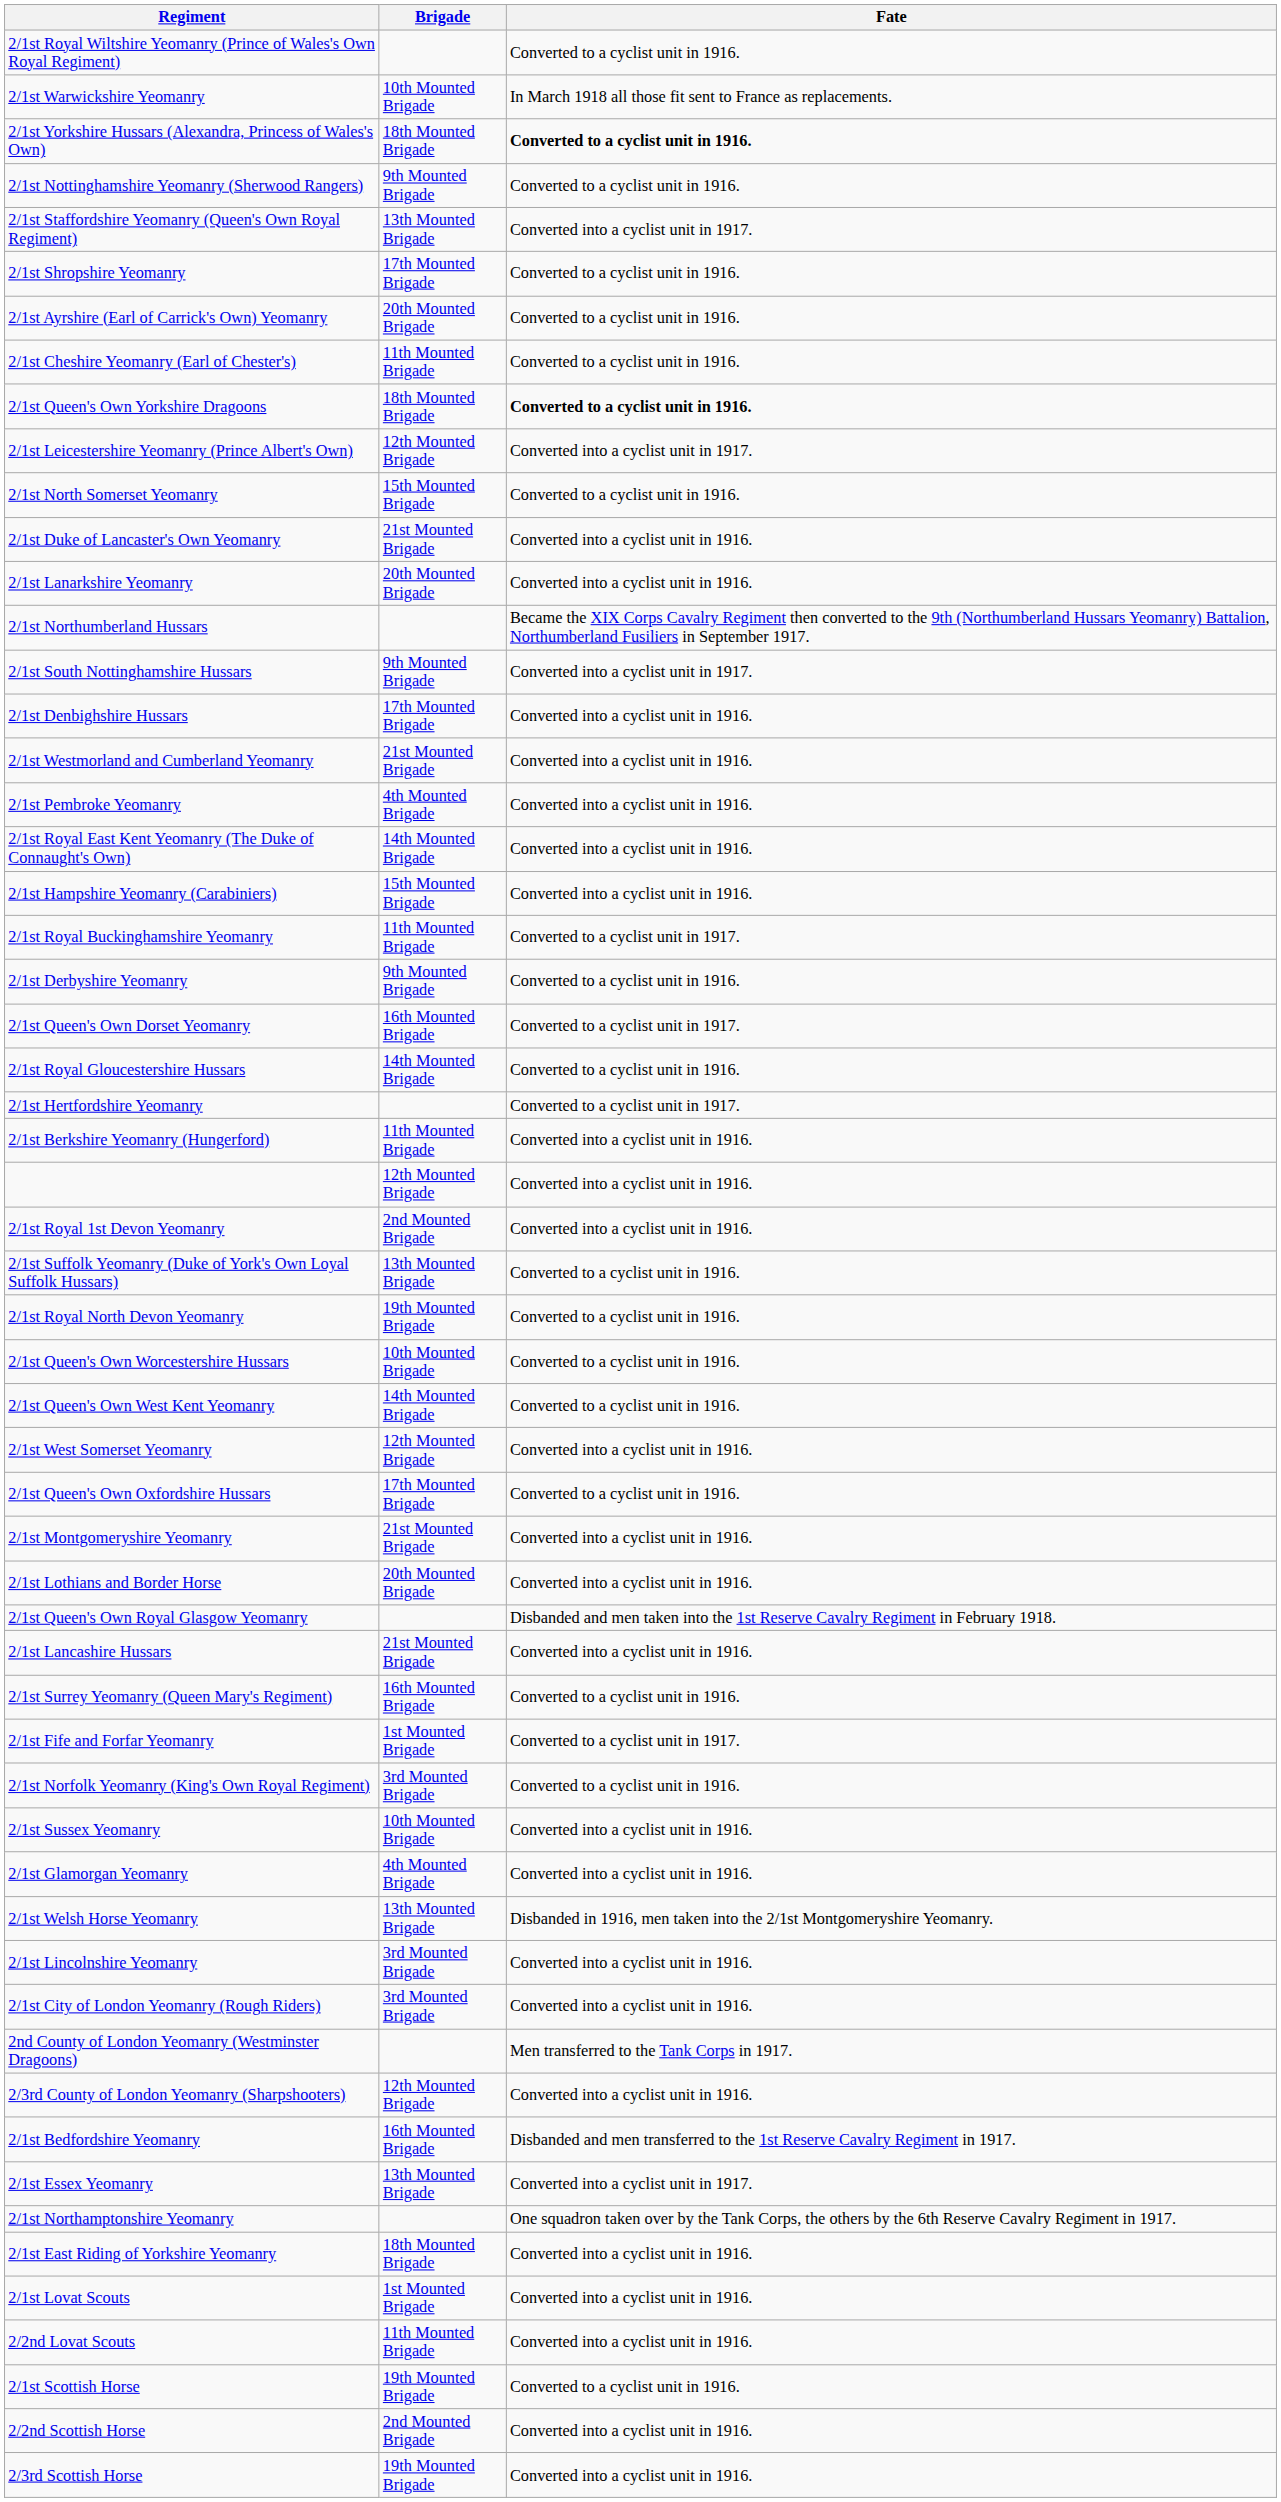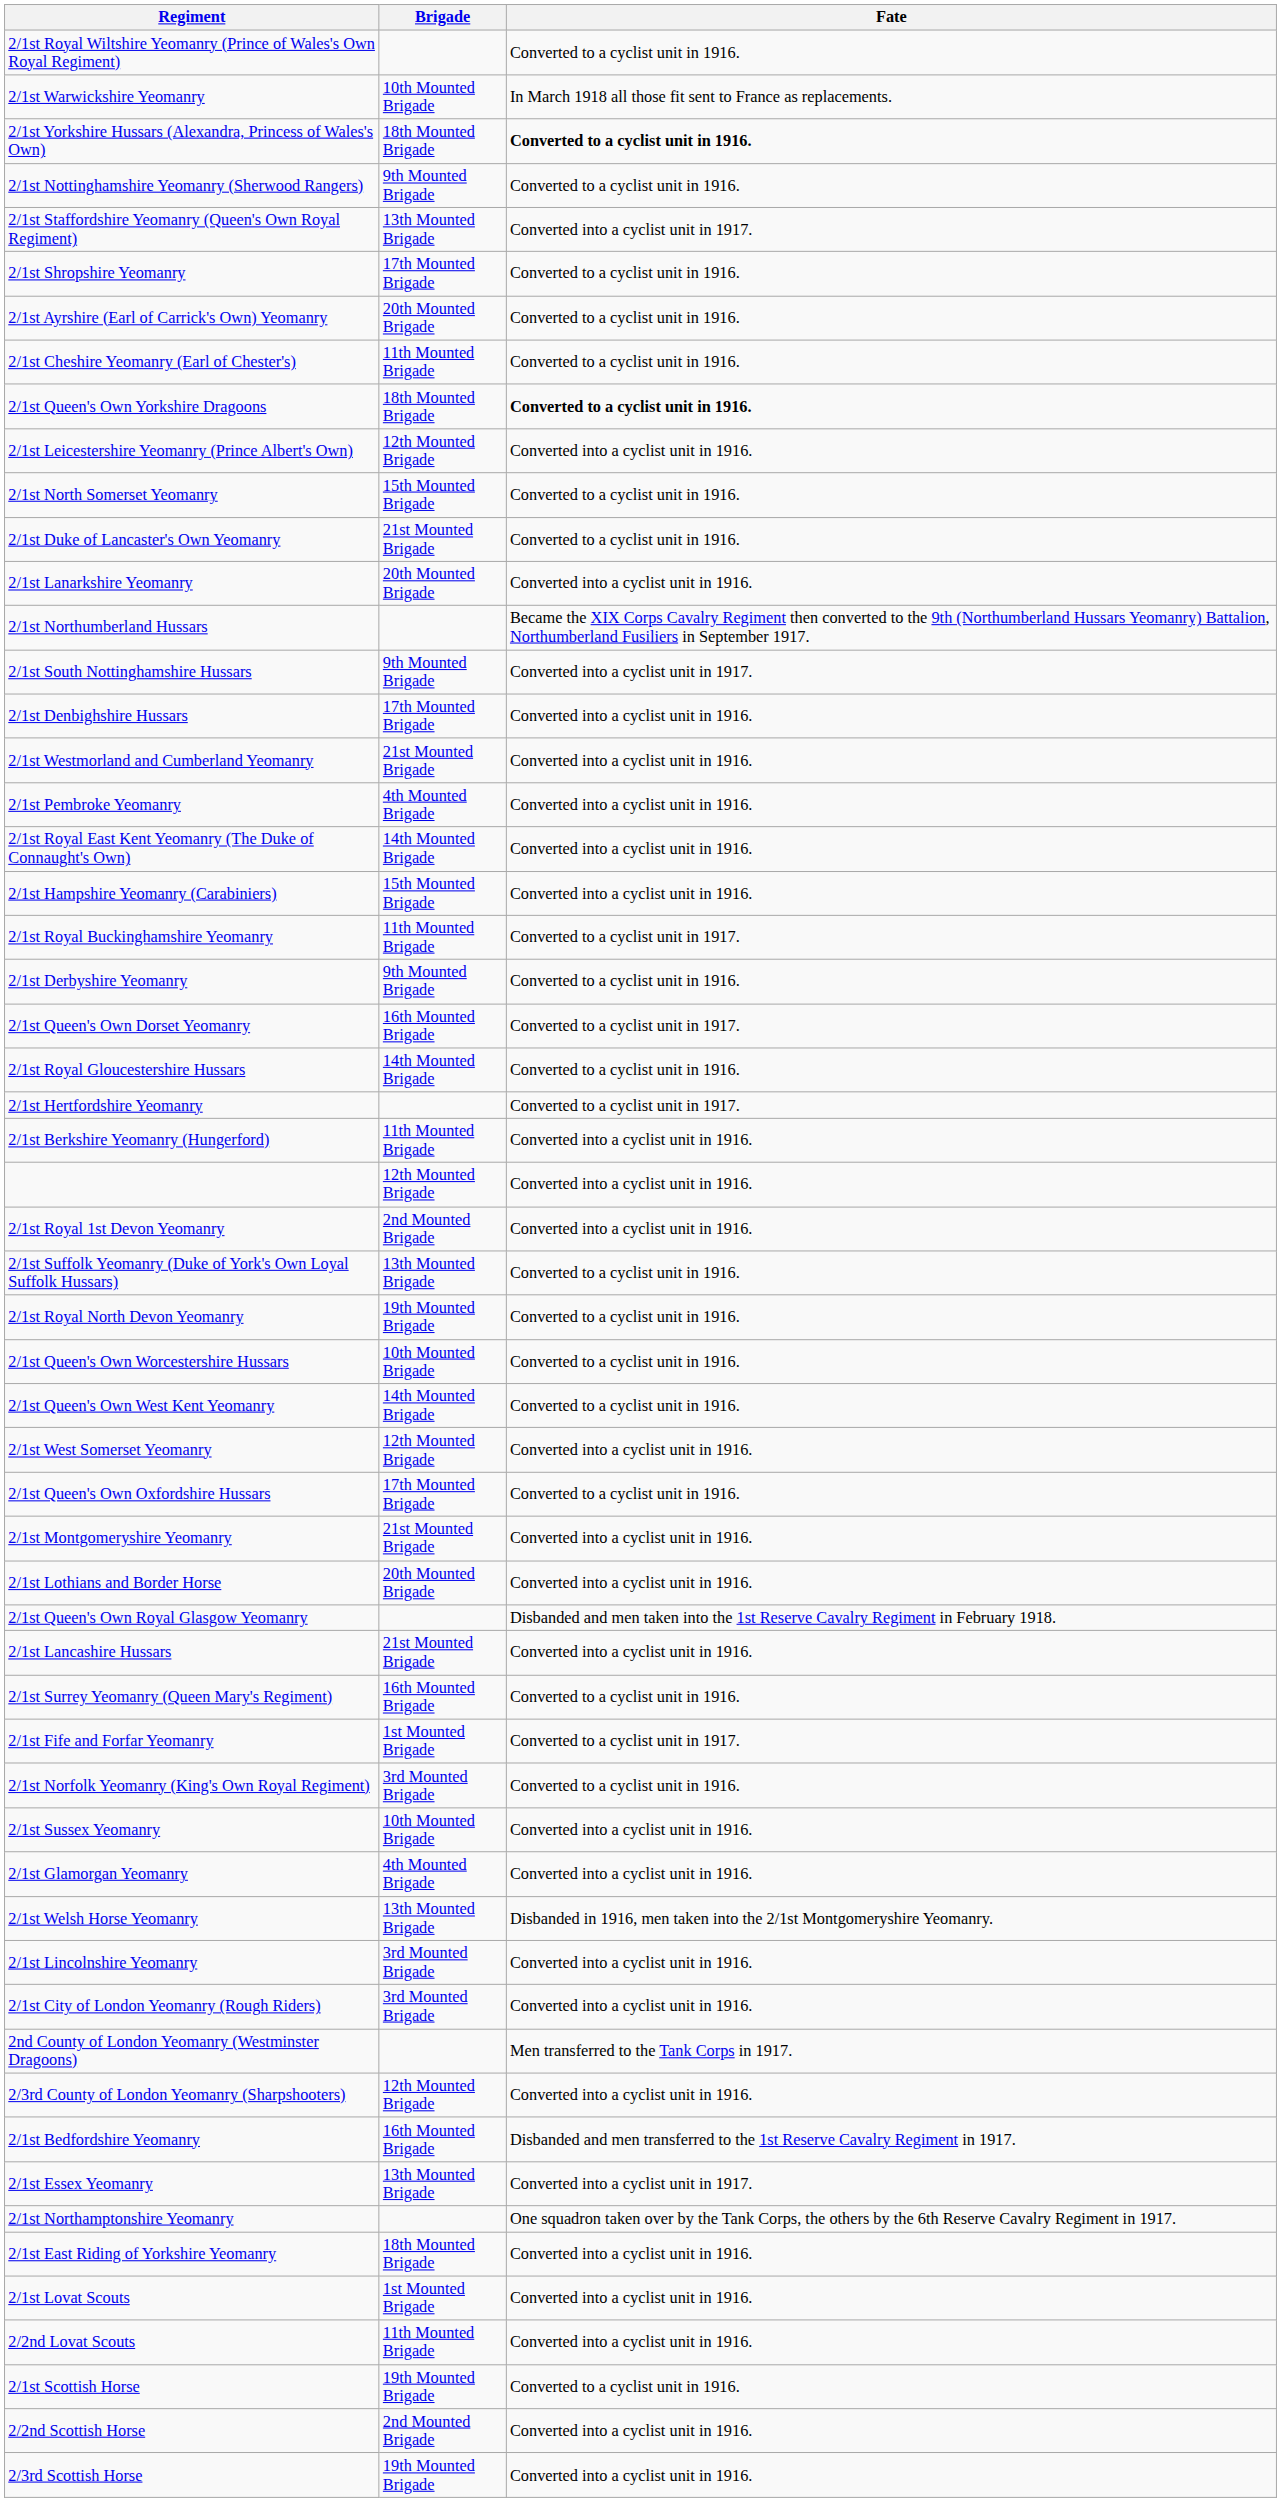(631, 450) Converted into a cyclist unit in 1917. -> (631, 450) Converted into a cyclist unit in 1916.
(631, 539) Converted into a cyclist unit in 1916. -> (625, 539) Converted to a cyclist unit in 1916.
